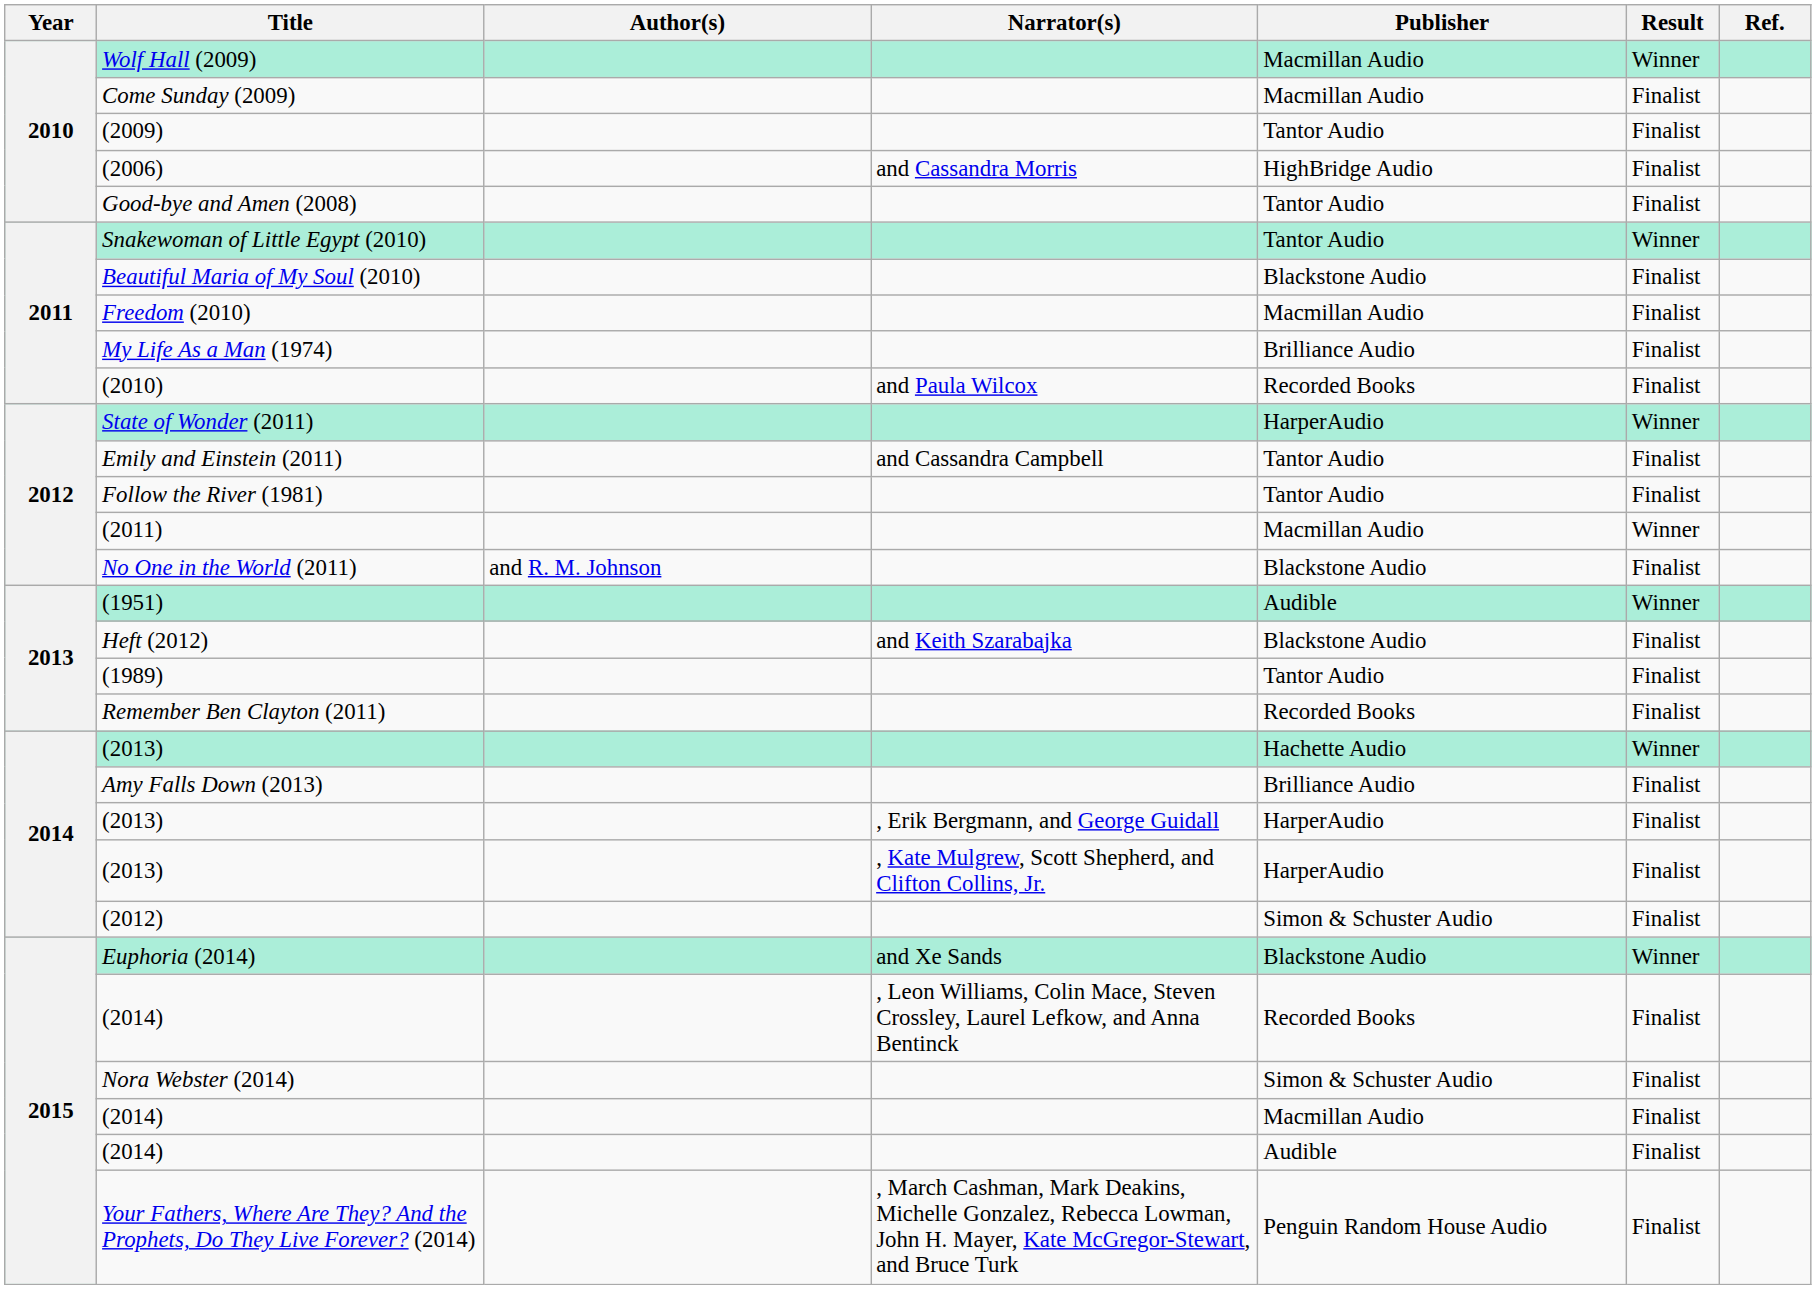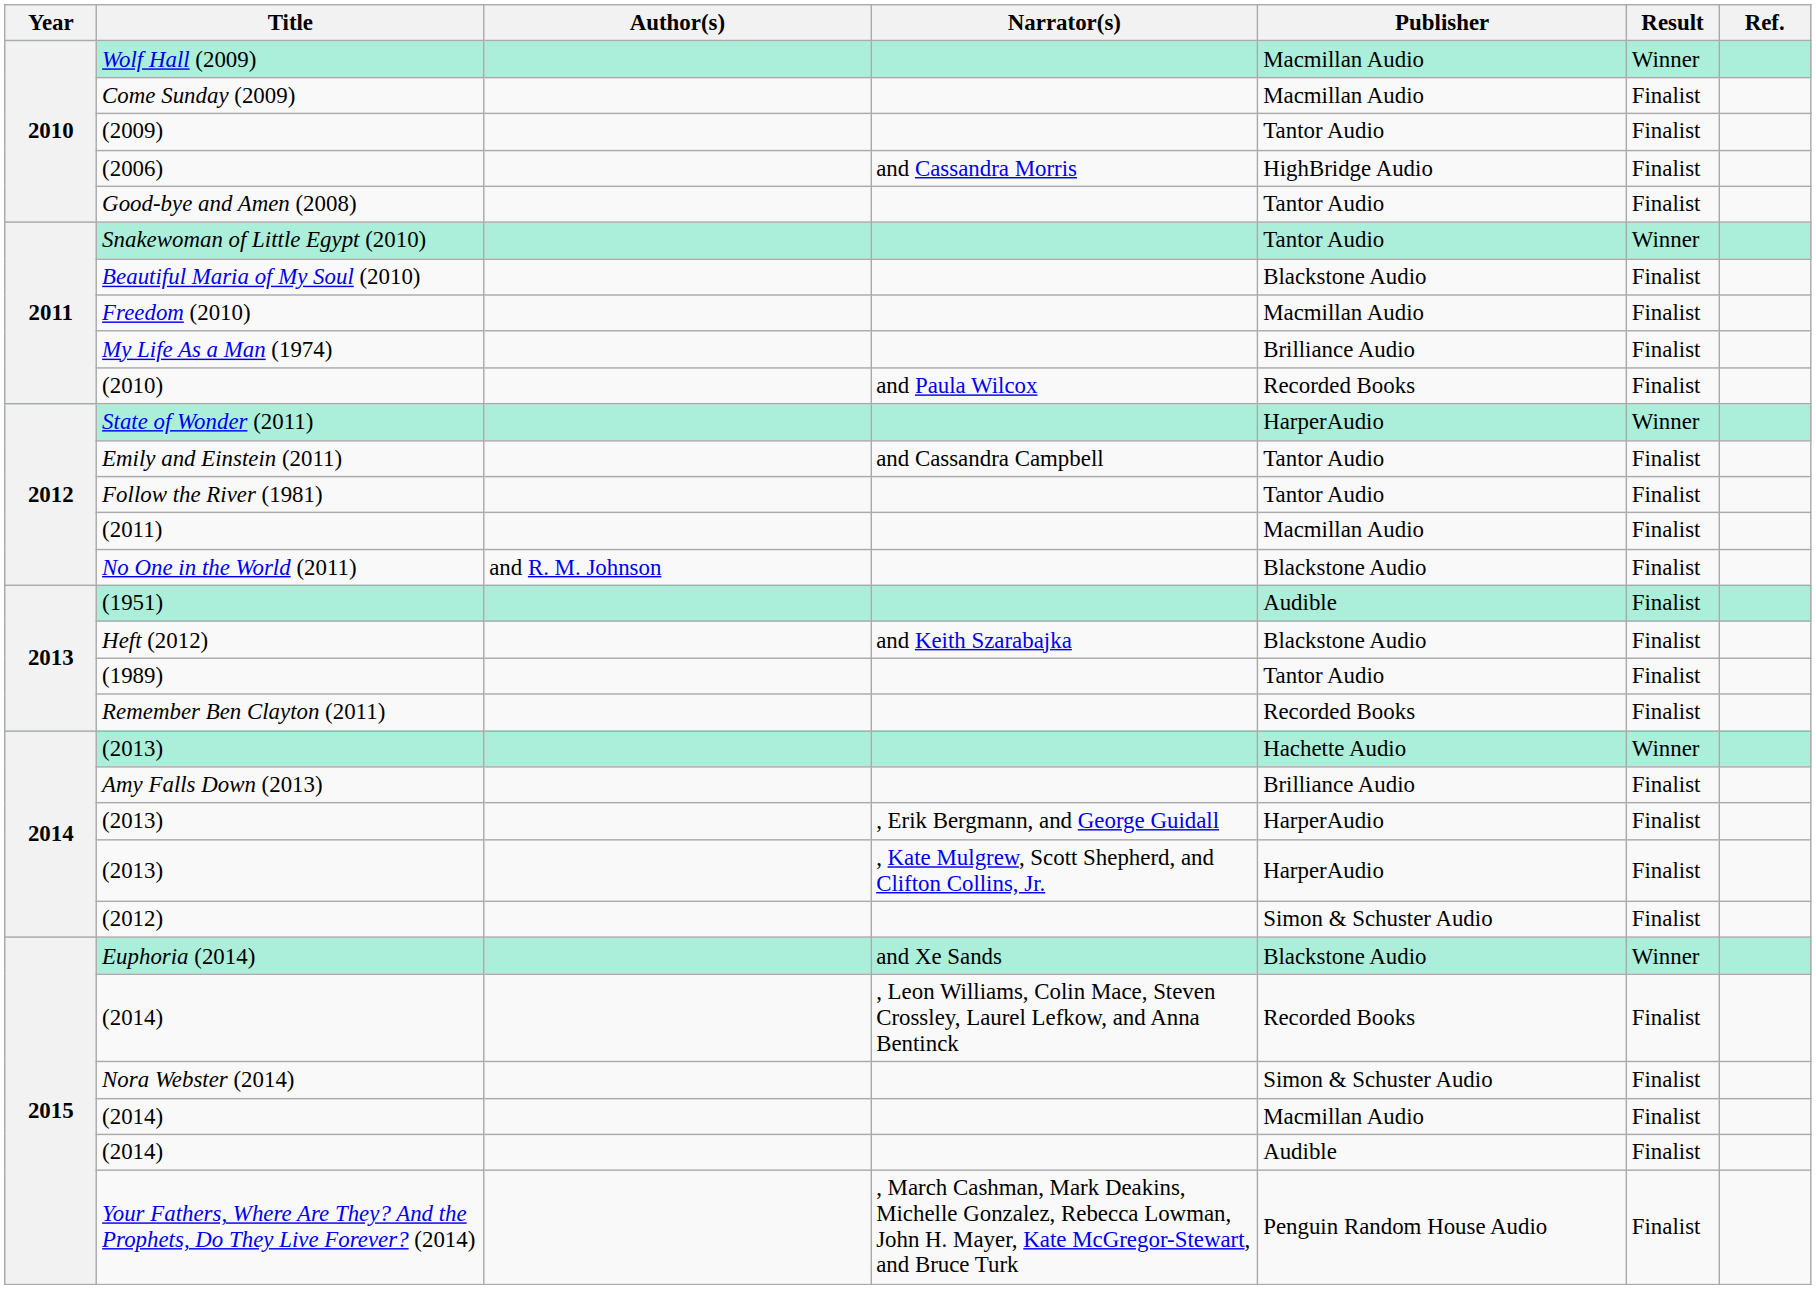(1666, 530) Winner -> (1666, 530) Finalist
(1666, 603) Winner -> (1666, 603) Finalist
